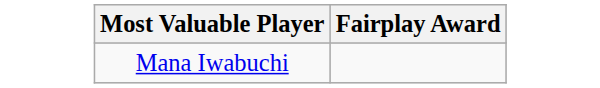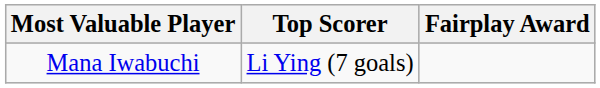+ column: (330, 23)
